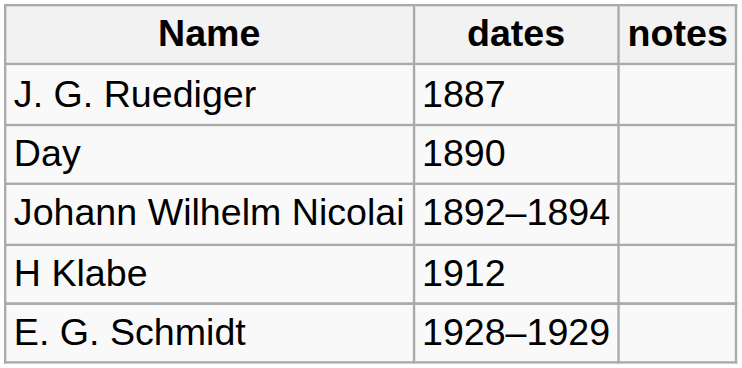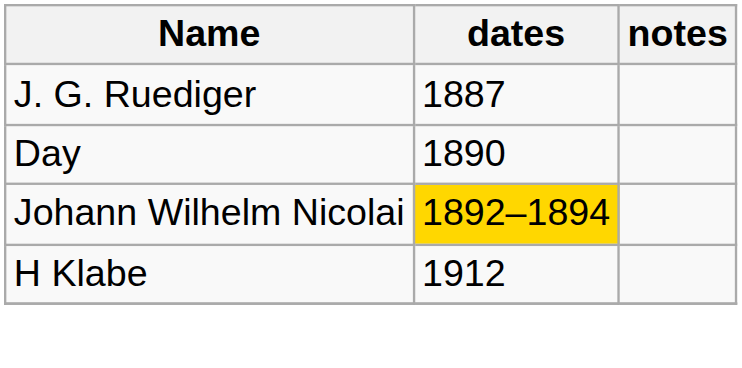(516, 213) no background -> (516, 213) gold background
- row: (130, 332)
